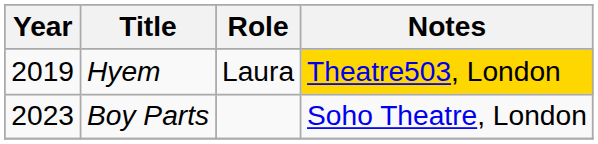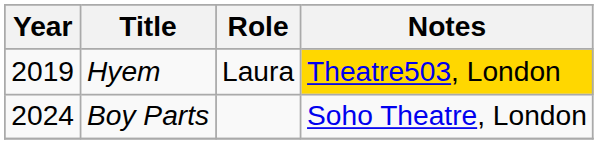(43, 116) 2023 -> (43, 116) 2024
